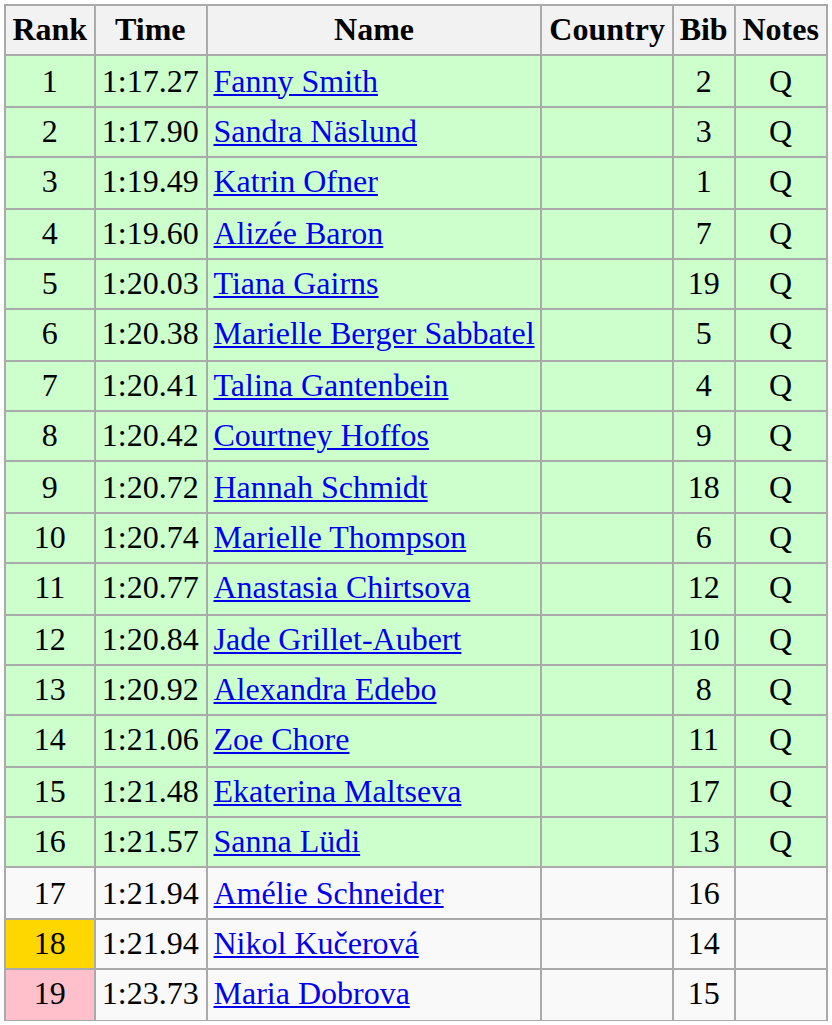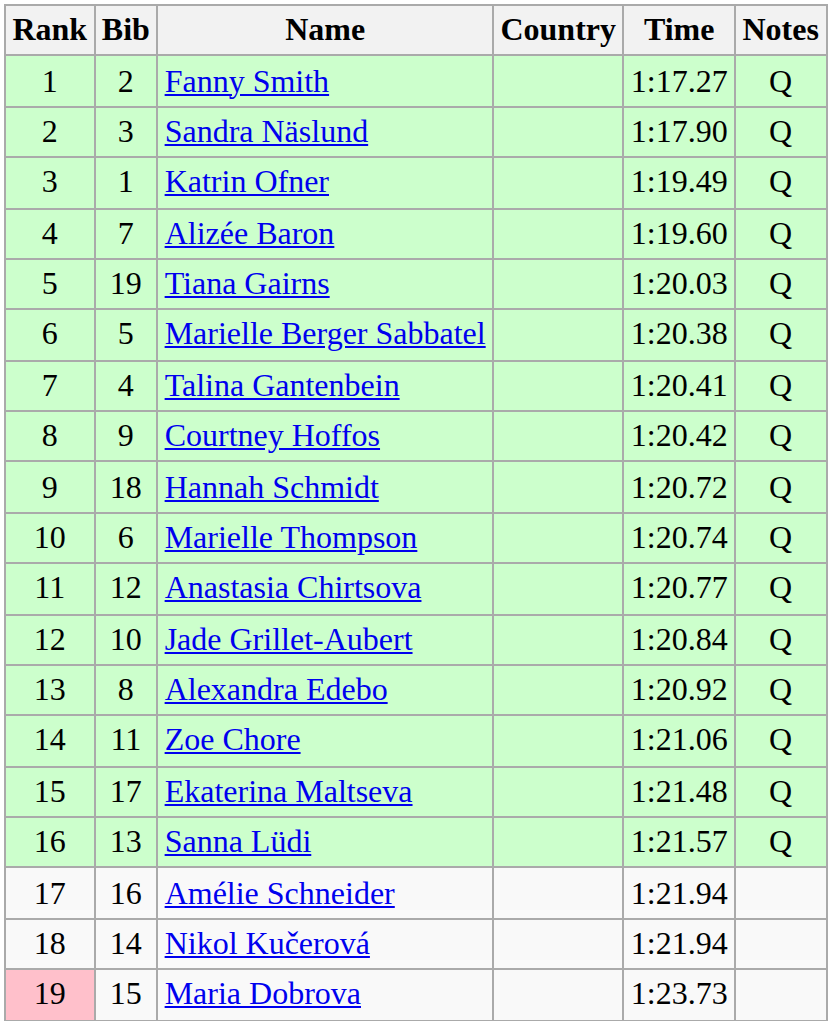columns swapped: (704, 29) <-> (150, 29)
(50, 943) gold background -> (50, 943) no background
